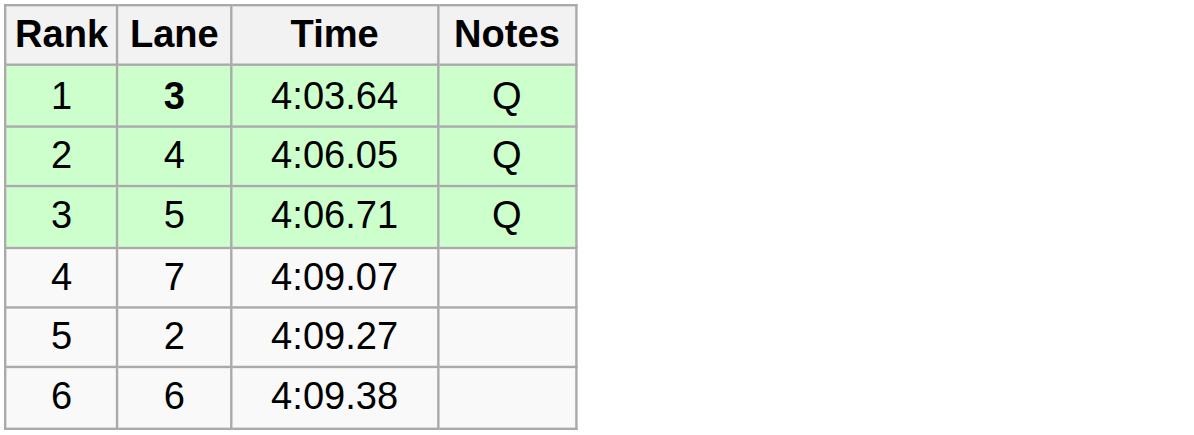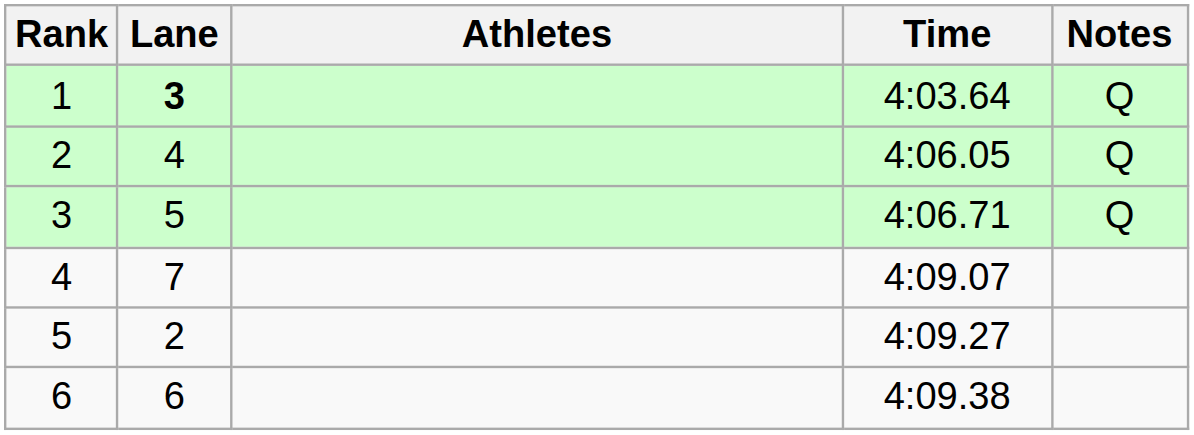+ column: (537, 34)
